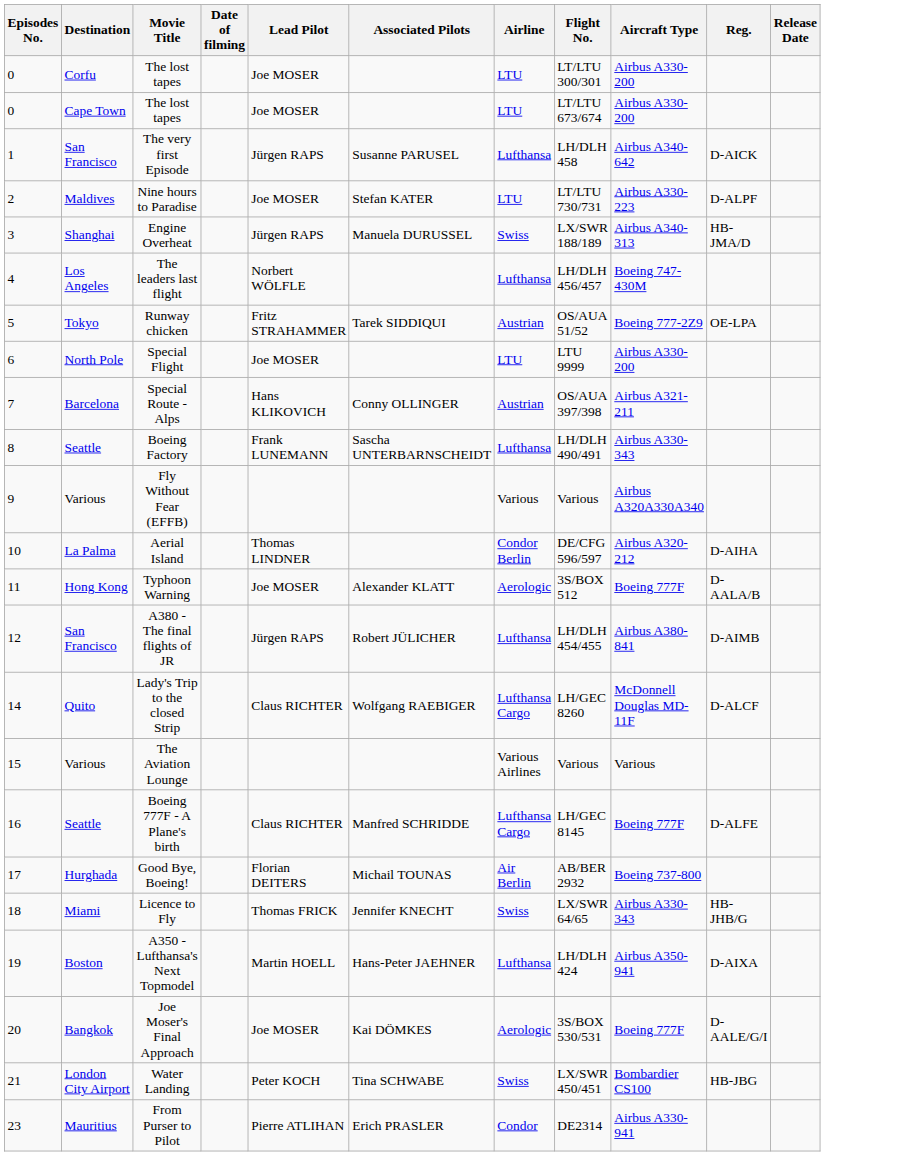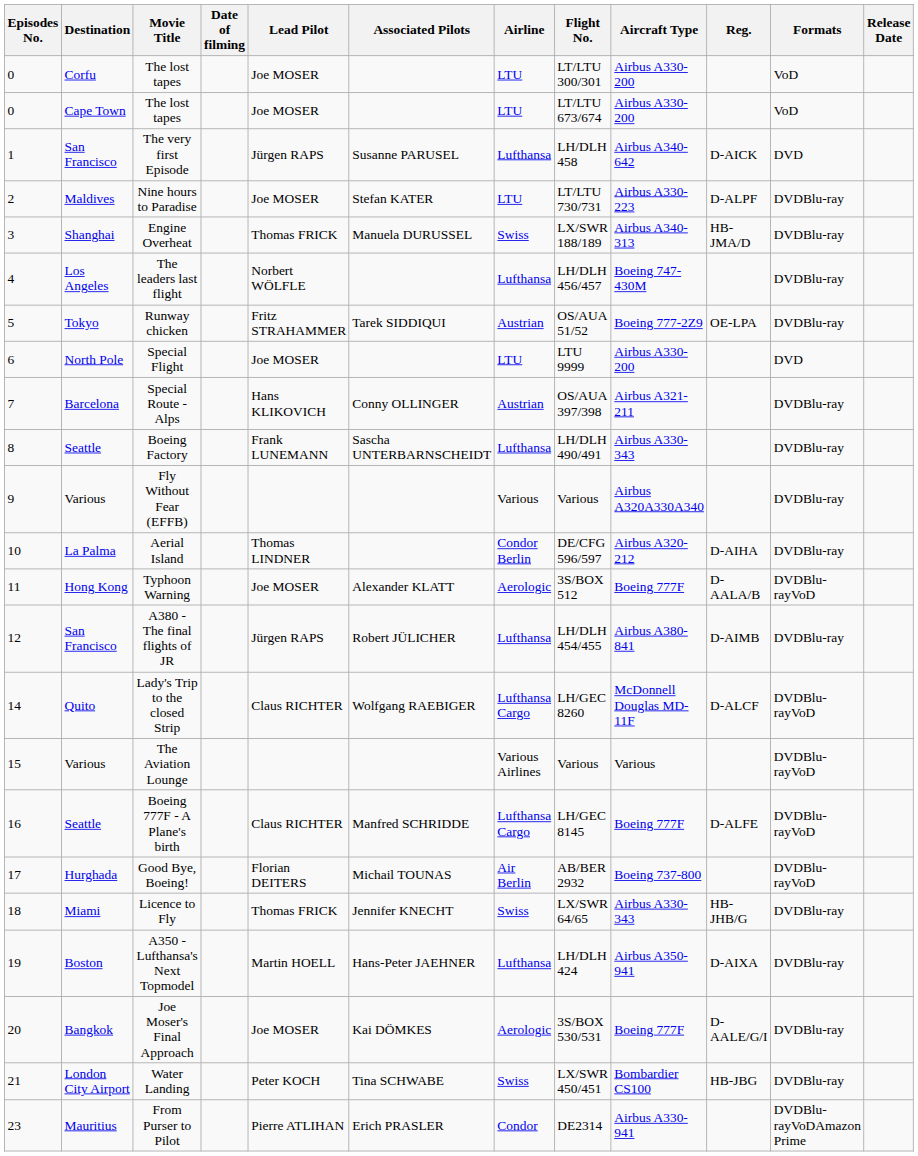+ column: (817, 30)
(288, 235) Jürgen RAPS -> (294, 235) Thomas FRICK
